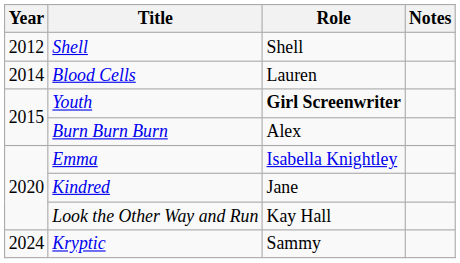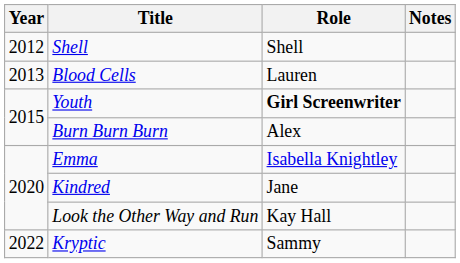(26, 74) 2014 -> (26, 74) 2013
(26, 243) 2024 -> (26, 243) 2022
